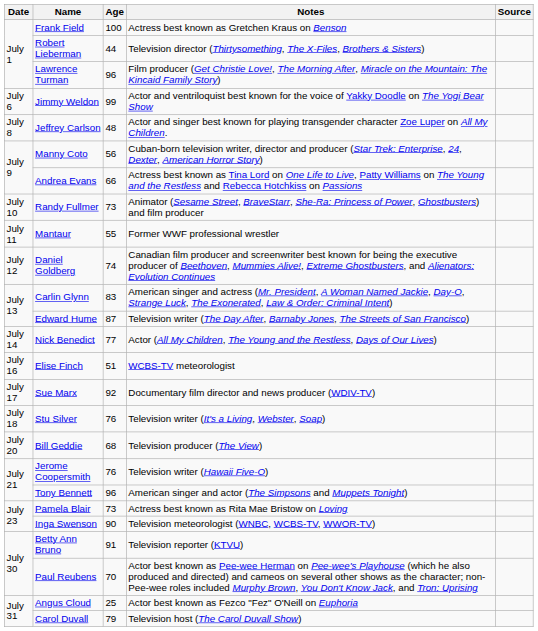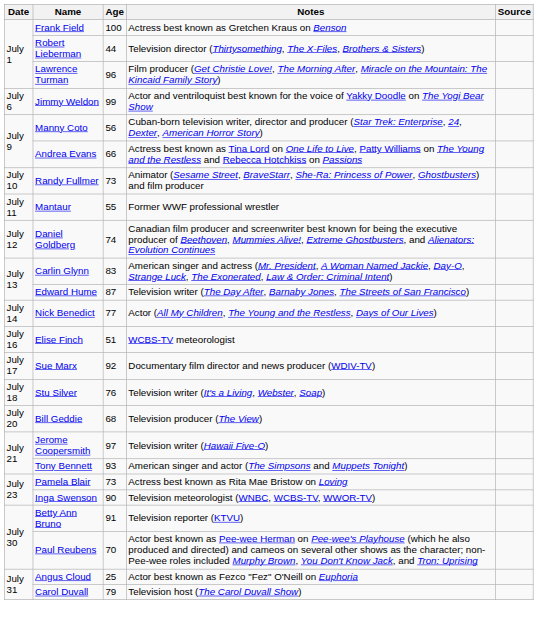- row: (68, 128)
(111, 472) 76 -> (111, 445) 97
(111, 492) 96 -> (111, 466) 93
